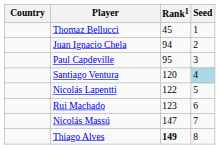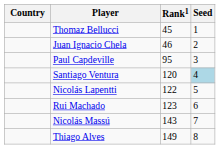(167, 45) 94 -> (167, 45) 46
(170, 121) 147 -> (170, 121) 143
(170, 136) bold -> (170, 136) normal
